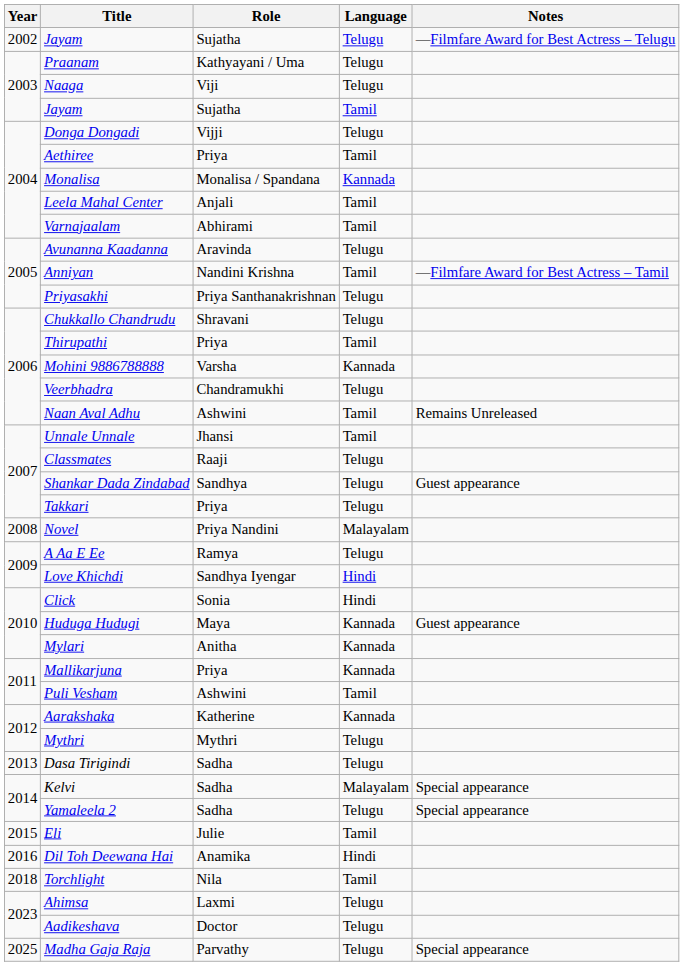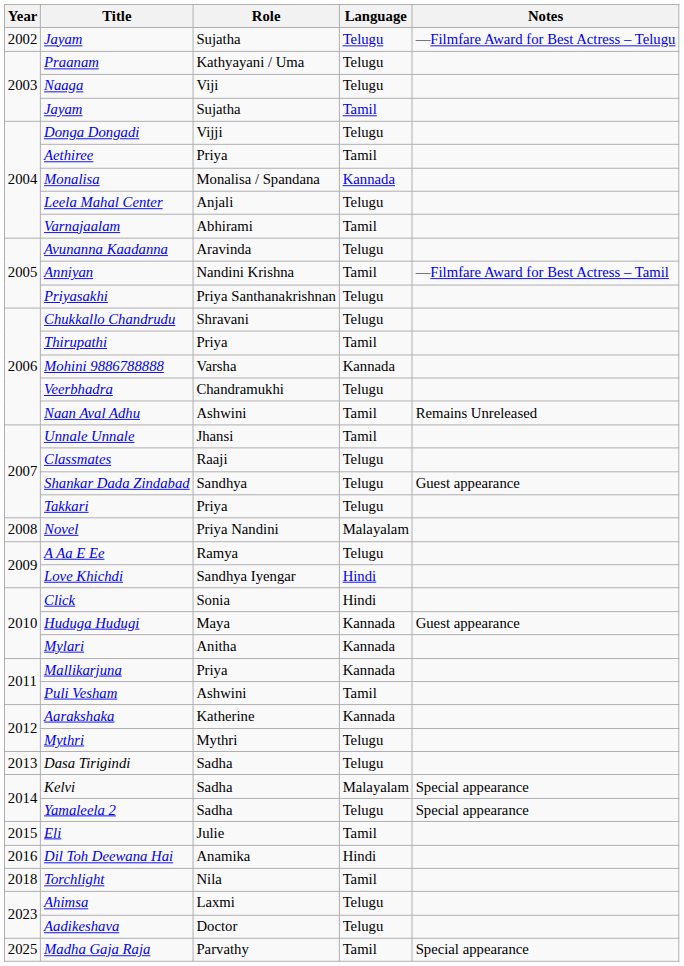(360, 202) Tamil -> (363, 202) Telugu
(363, 949) Telugu -> (360, 949) Tamil
